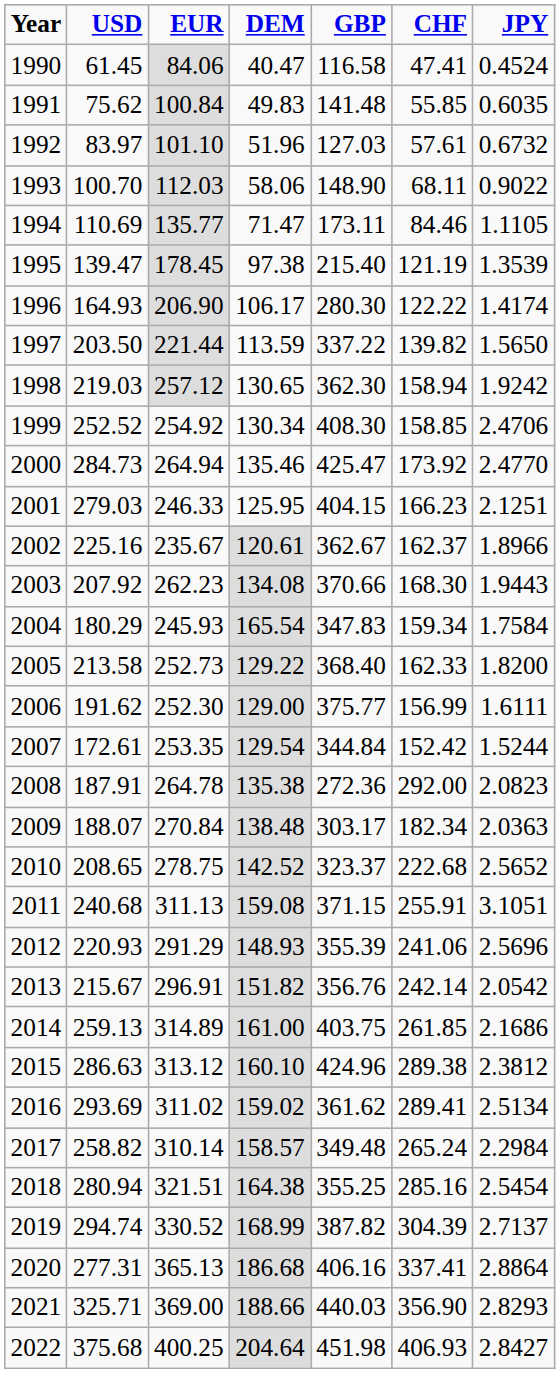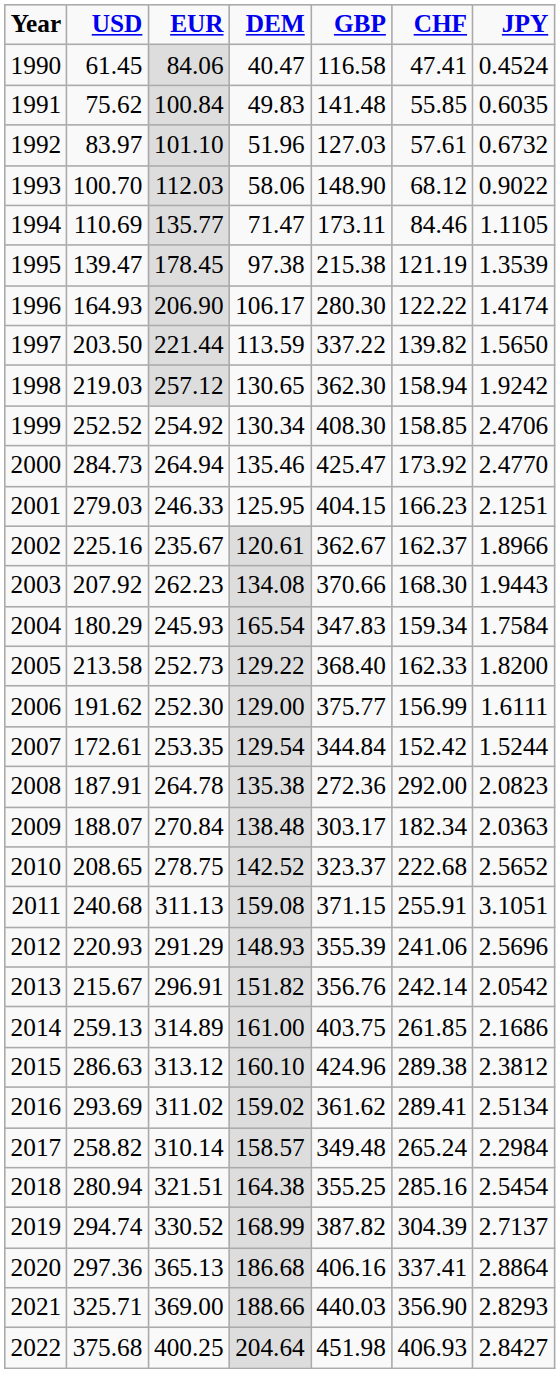(439, 184) 68.11 -> (439, 184) 68.12
(351, 265) 215.40 -> (351, 265) 215.38
(108, 1267) 277.31 -> (108, 1267) 297.36
